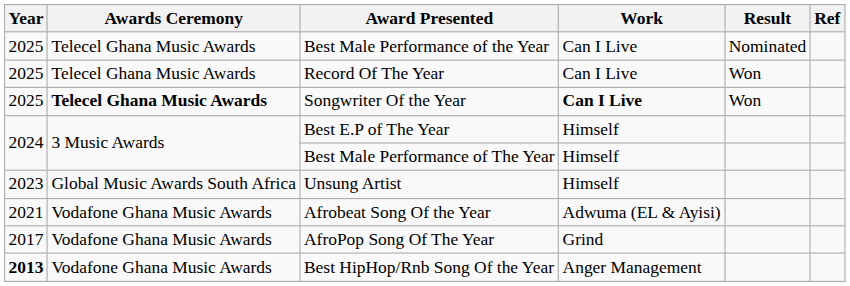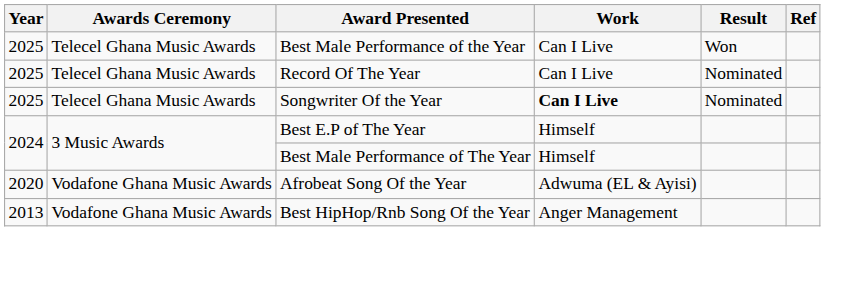(767, 45) Nominated -> (721, 45) Won
(745, 73) Won -> (743, 73) Nominated
(159, 101) bold -> (153, 101) normal
(745, 101) Won -> (743, 101) Nominated
- row: (353, 184)
(26, 211) 2021 -> (26, 184) 2020
- row: (399, 239)
(26, 267) bold -> (26, 211) normal
